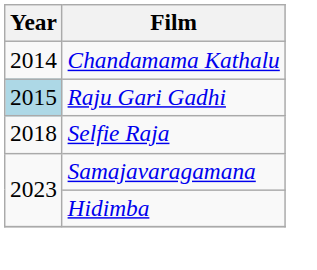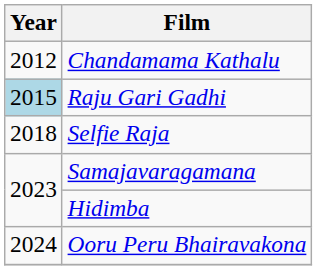(33, 60) 2014 -> (33, 60) 2012
+ row: (187, 245)
